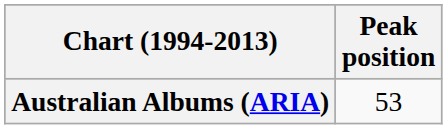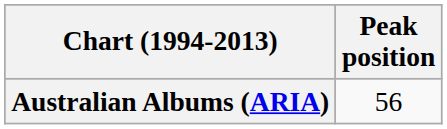(389, 100) 53 -> (389, 100) 56
